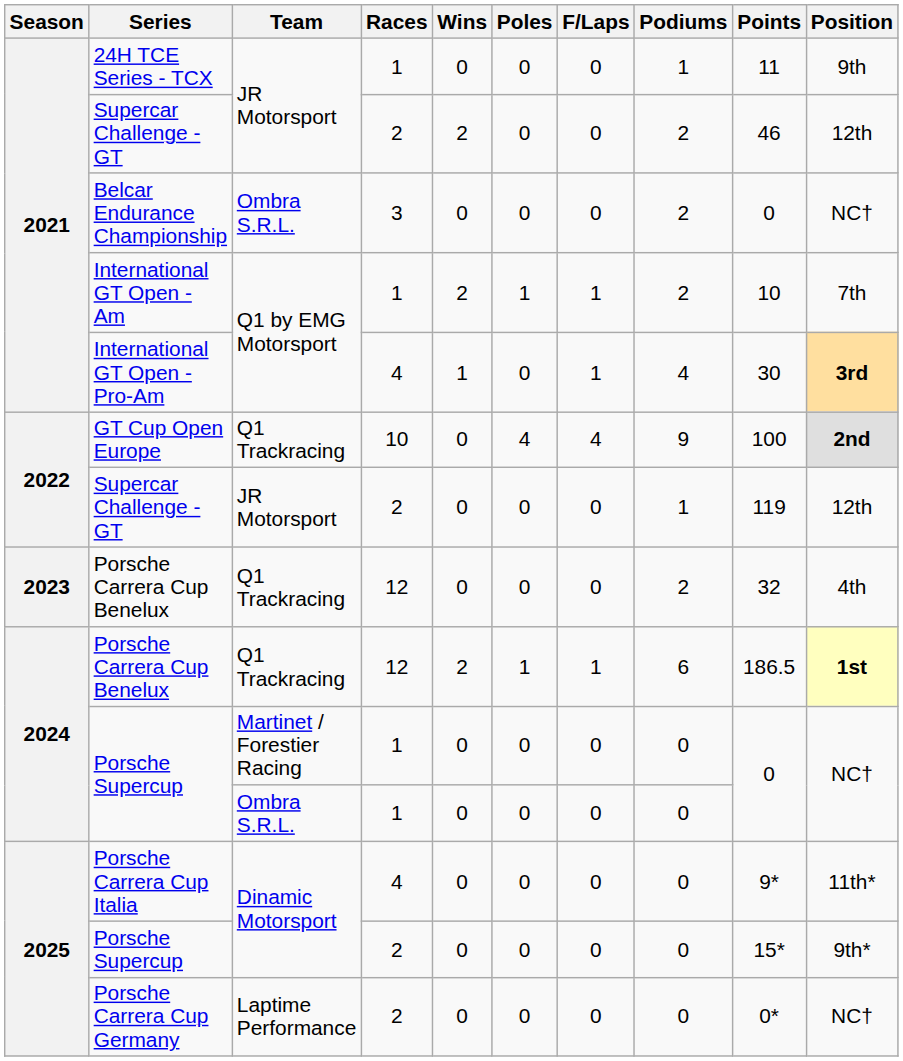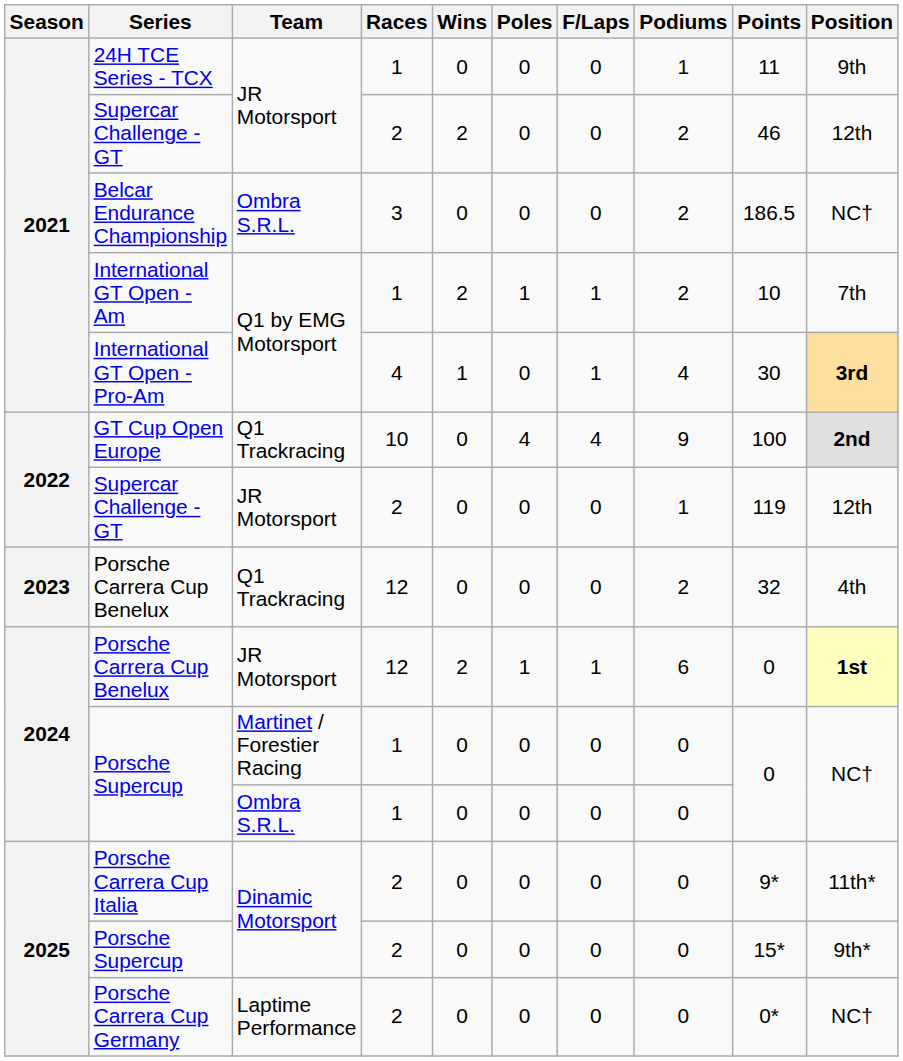(769, 213) 0 -> (769, 213) 186.5
(291, 666) Q1 Trackracing -> (287, 666) JR Motorsport
(769, 666) 186.5 -> (769, 666) 0
(397, 881) 4 -> (397, 881) 2
